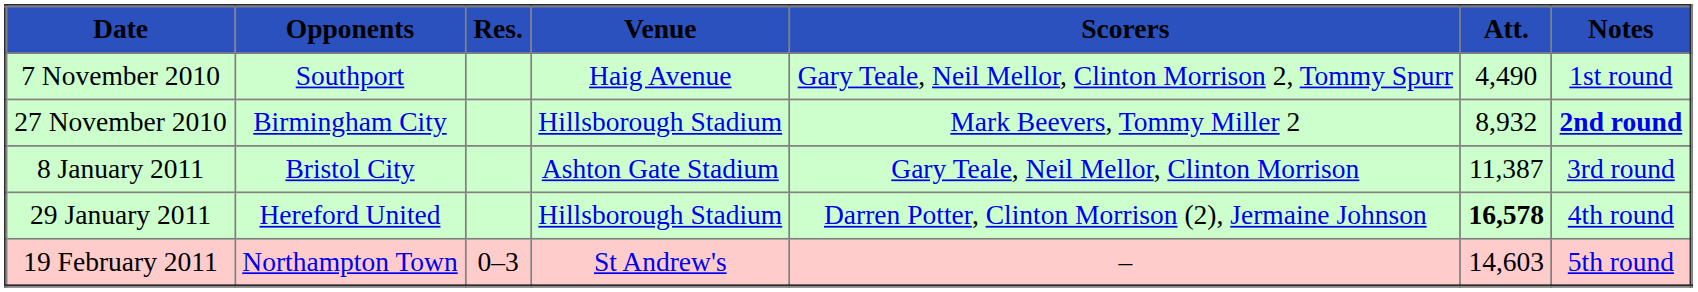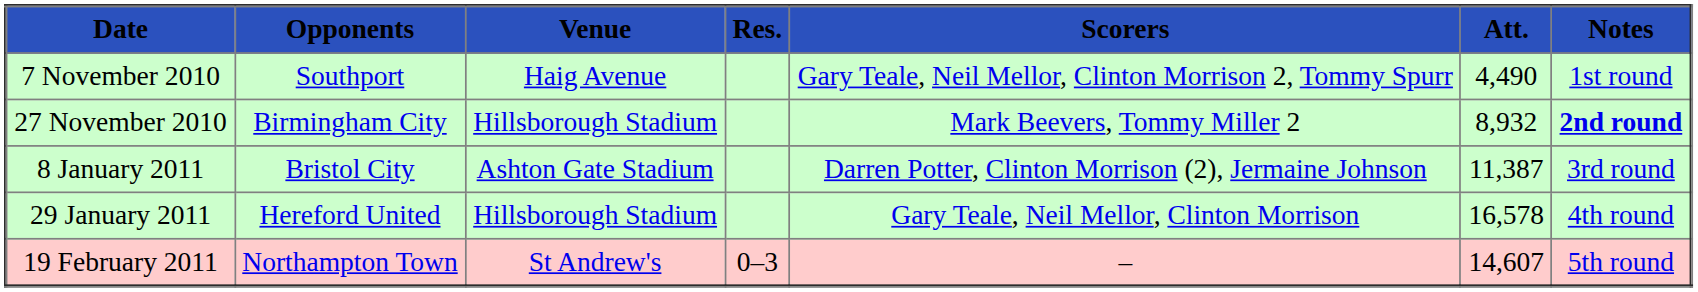columns swapped: (660, 29) <-> (498, 29)
(1125, 168) Gary Teale, Neil Mellor, Clinton Morrison -> (1125, 168) Darren Potter, Clinton Morrison (2), Jermaine Johnson
(1125, 215) Darren Potter, Clinton Morrison (2), Jermaine Johnson -> (1125, 215) Gary Teale, Neil Mellor, Clinton Morrison
(1506, 215) bold -> (1506, 215) normal
(1506, 261) 14,603 -> (1506, 261) 14,607
